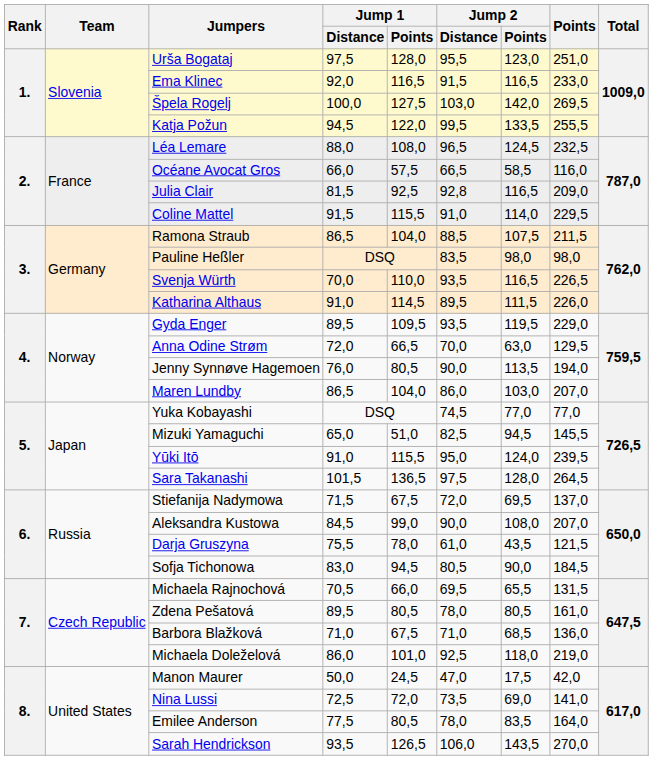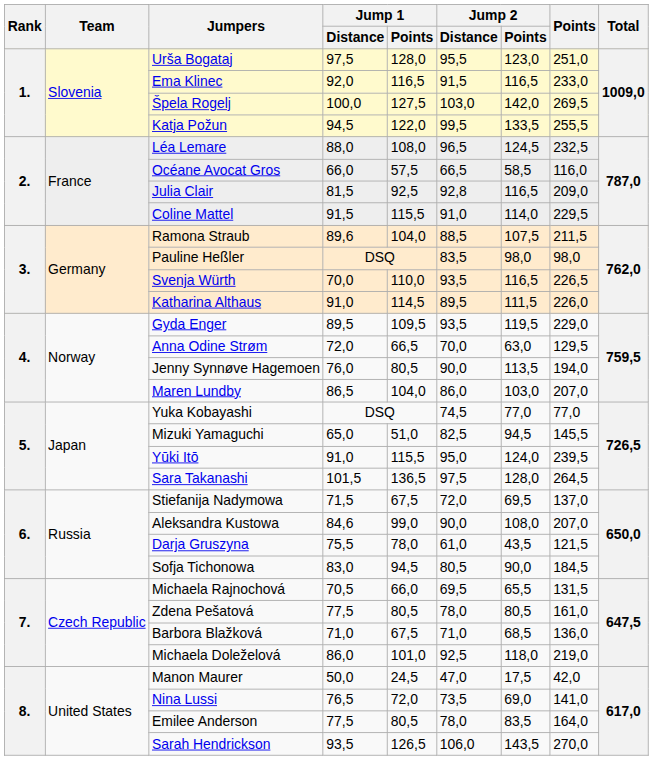(340, 236) 86,5 -> (340, 236) 89,6
(340, 523) 84,5 -> (340, 523) 84,6
(340, 611) 89,5 -> (340, 611) 77,5
(340, 699) 72,5 -> (340, 699) 76,5
